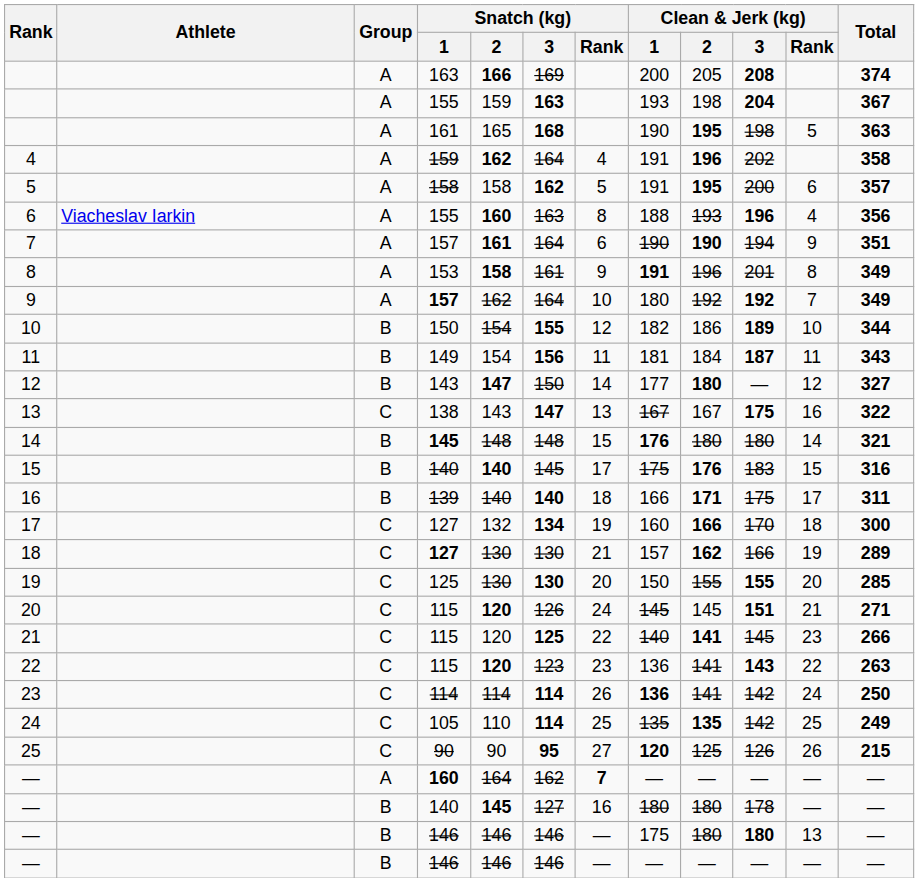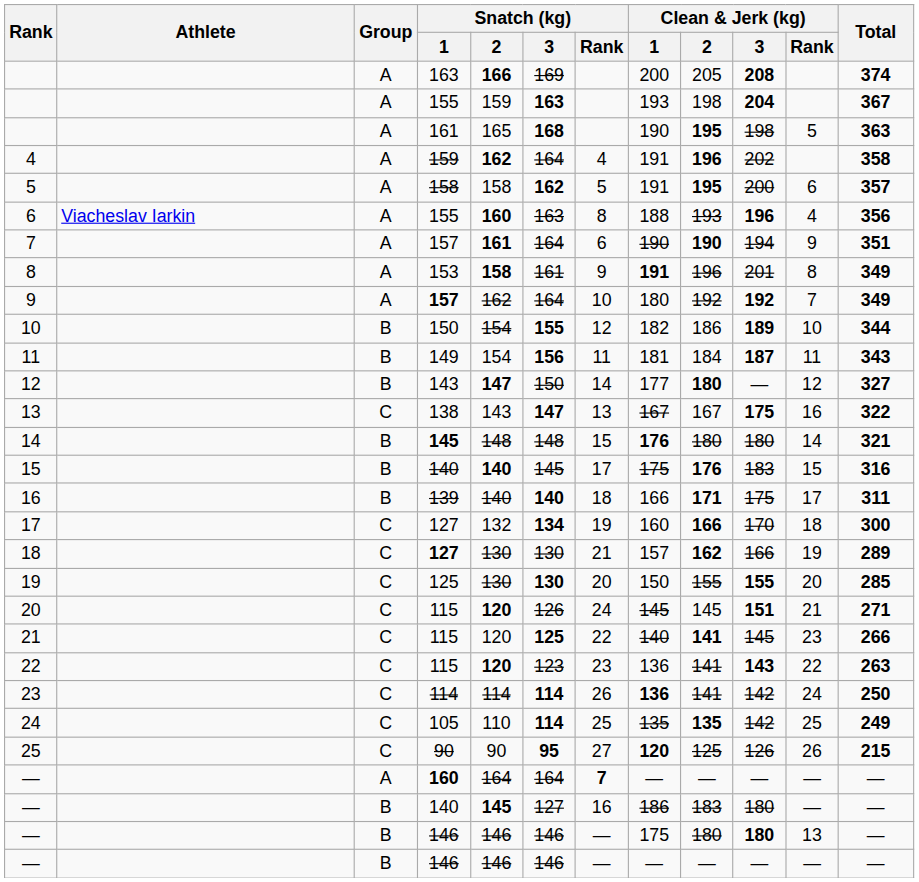(549, 779) 162 -> (549, 779) 164
(654, 807) 180 -> (654, 807) 186
(707, 807) 180 -> (707, 807) 183
(759, 807) 178 -> (759, 807) 180
